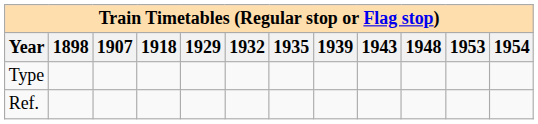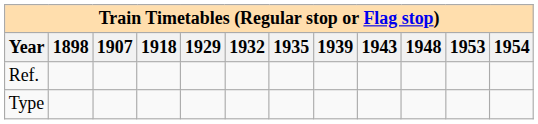rows swapped: (24, 103) <-> (26, 75)
